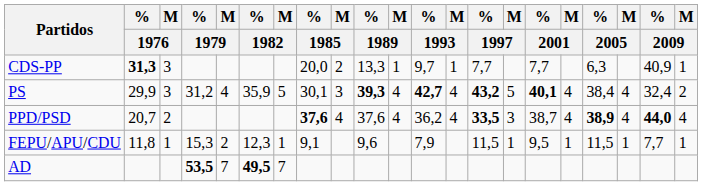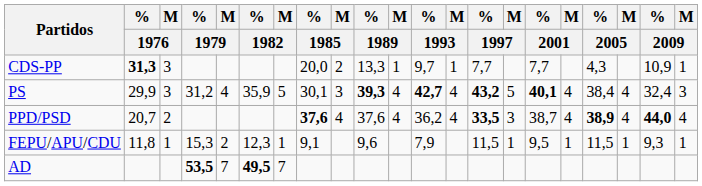(596, 67) 6,3 -> (596, 67) 4,3
(658, 67) 40,9 -> (658, 67) 10,9
(683, 92) 2 -> (683, 92) 3
(654, 142) 7,7 -> (654, 142) 9,3
